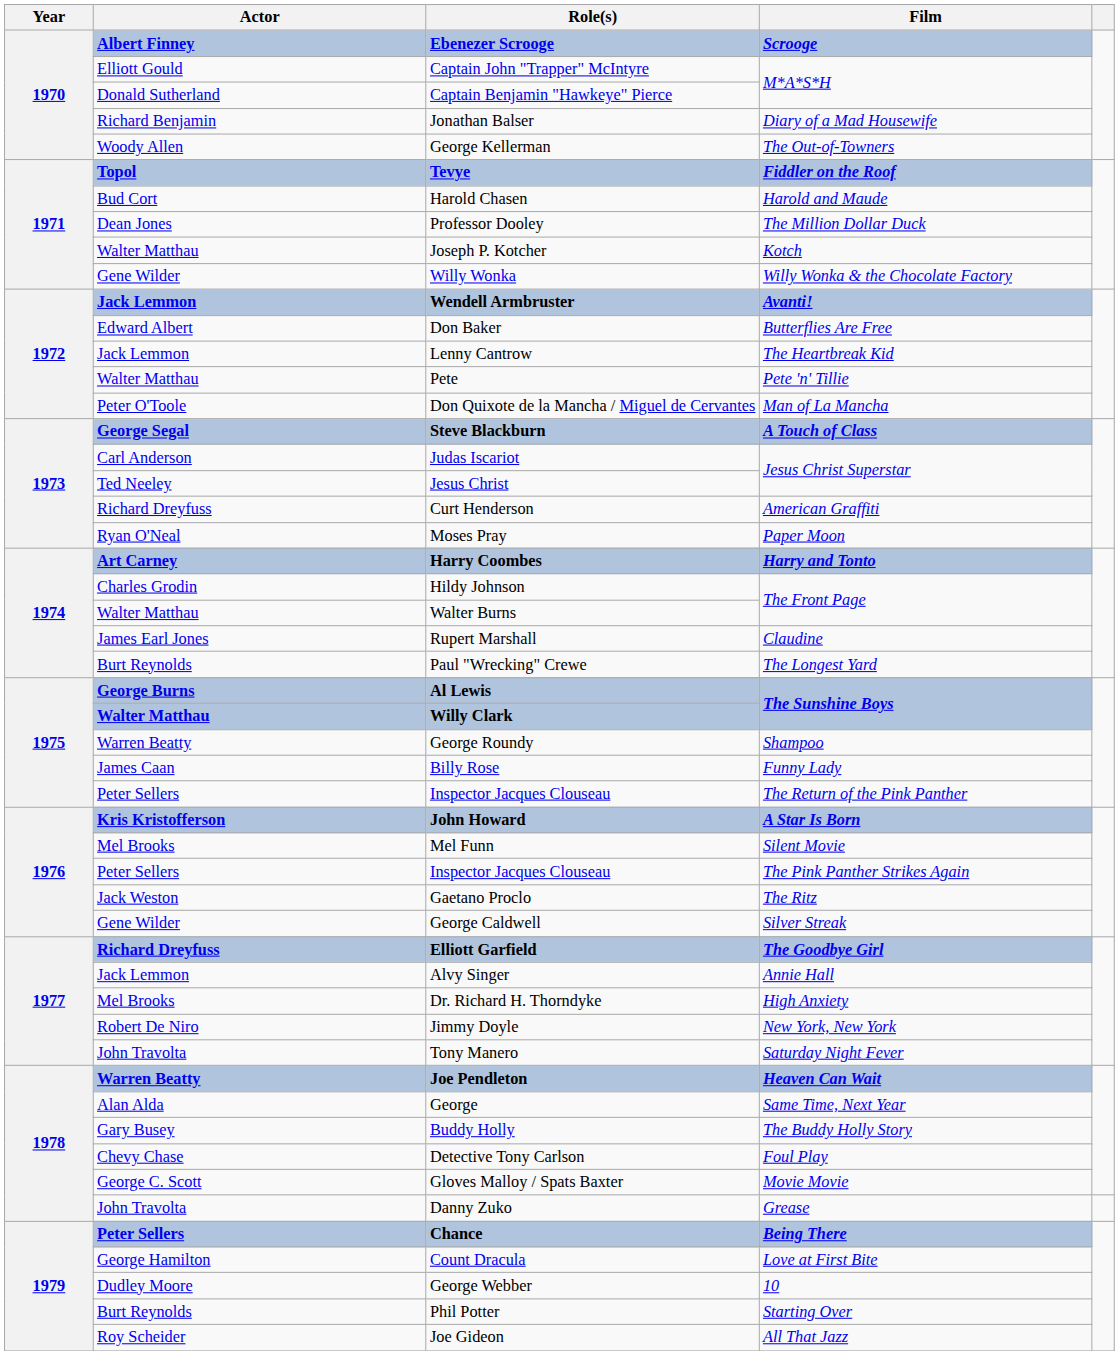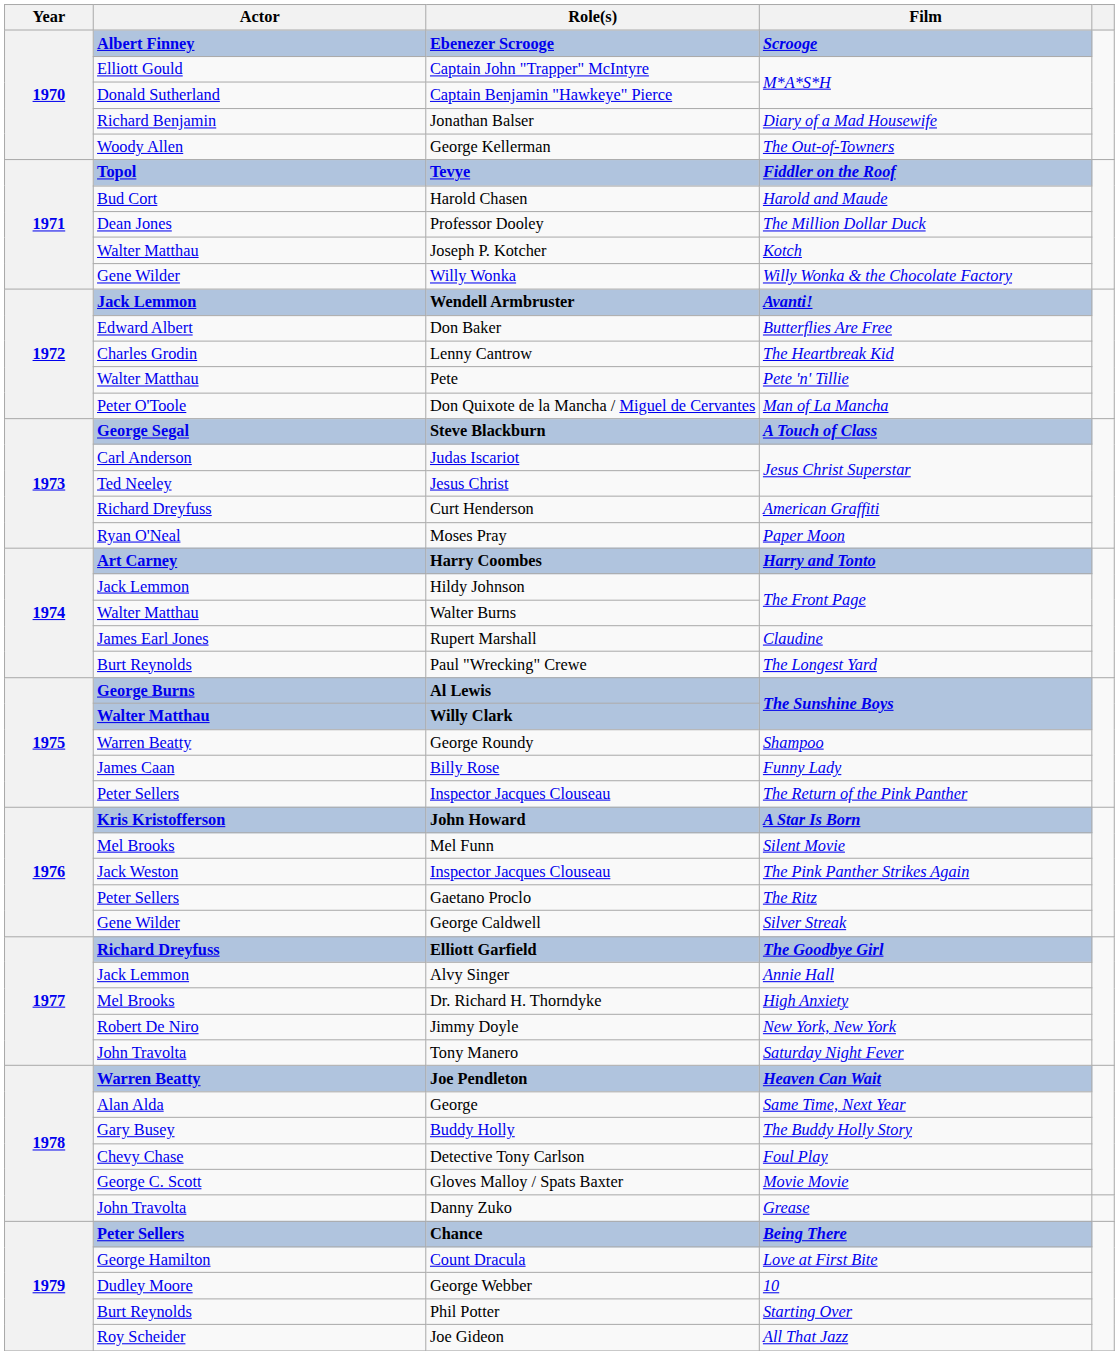(143, 353) Jack Lemmon -> (147, 353) Charles Grodin
(147, 586) Charles Grodin -> (143, 586) Jack Lemmon
(138, 871) Peter Sellers -> (138, 871) Jack Weston
(138, 897) Jack Weston -> (138, 897) Peter Sellers
